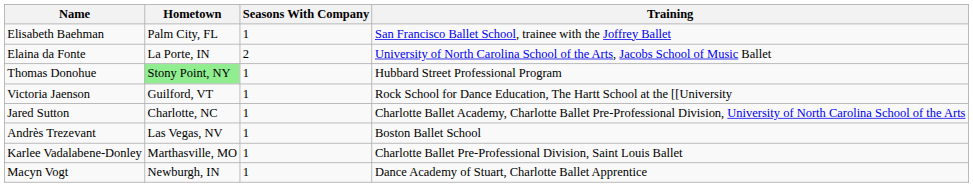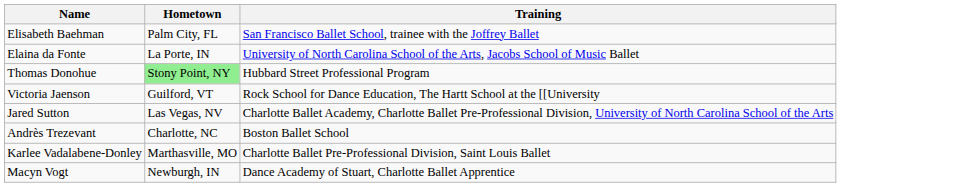- column: (306, 14)
(183, 113) Charlotte, NC -> (185, 113) Las Vegas, NV
(185, 133) Las Vegas, NV -> (183, 133) Charlotte, NC
